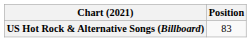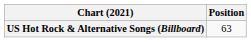(226, 28) 83 -> (226, 28) 63
